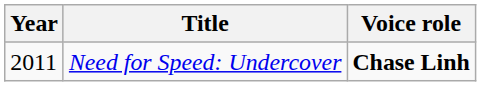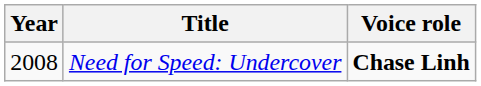(34, 61) 2011 -> (34, 61) 2008
